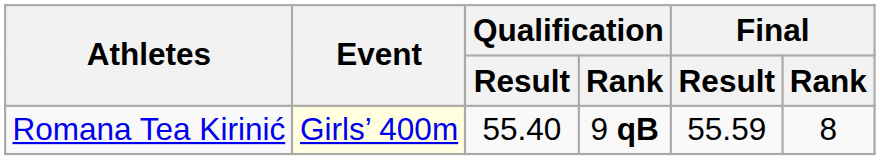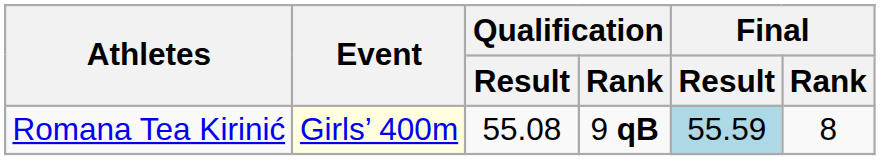(522, 130) 55.40 -> (522, 130) 55.08
(727, 130) no background -> (727, 130) lightblue background
